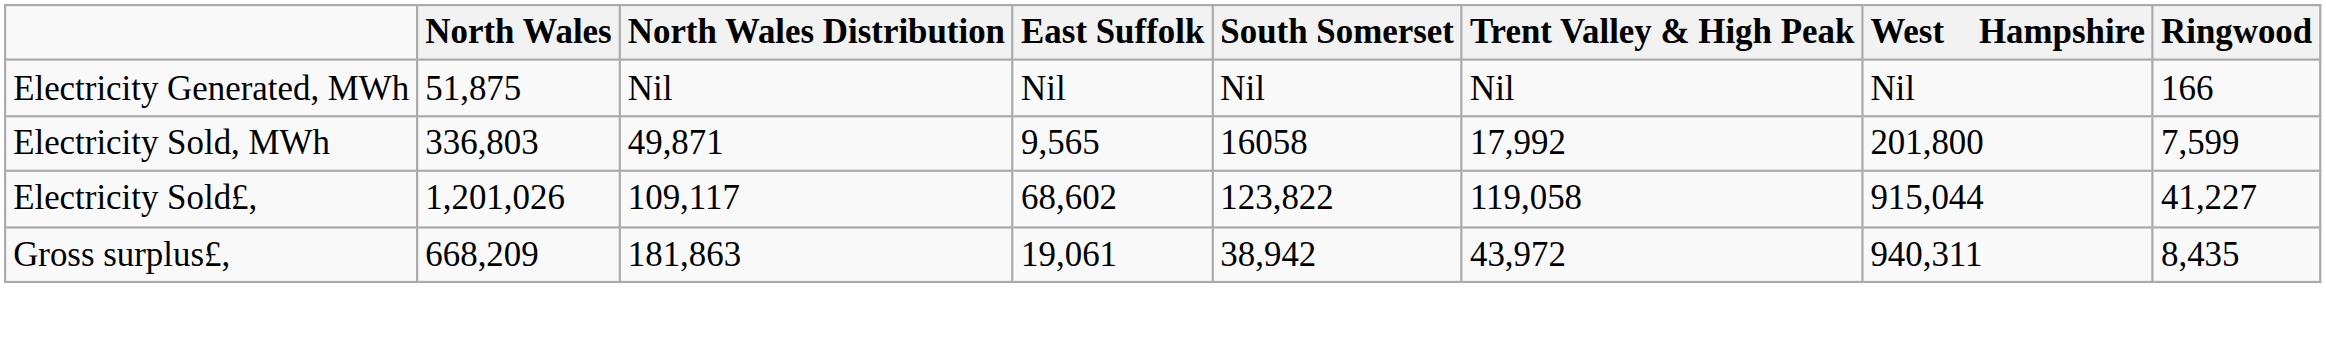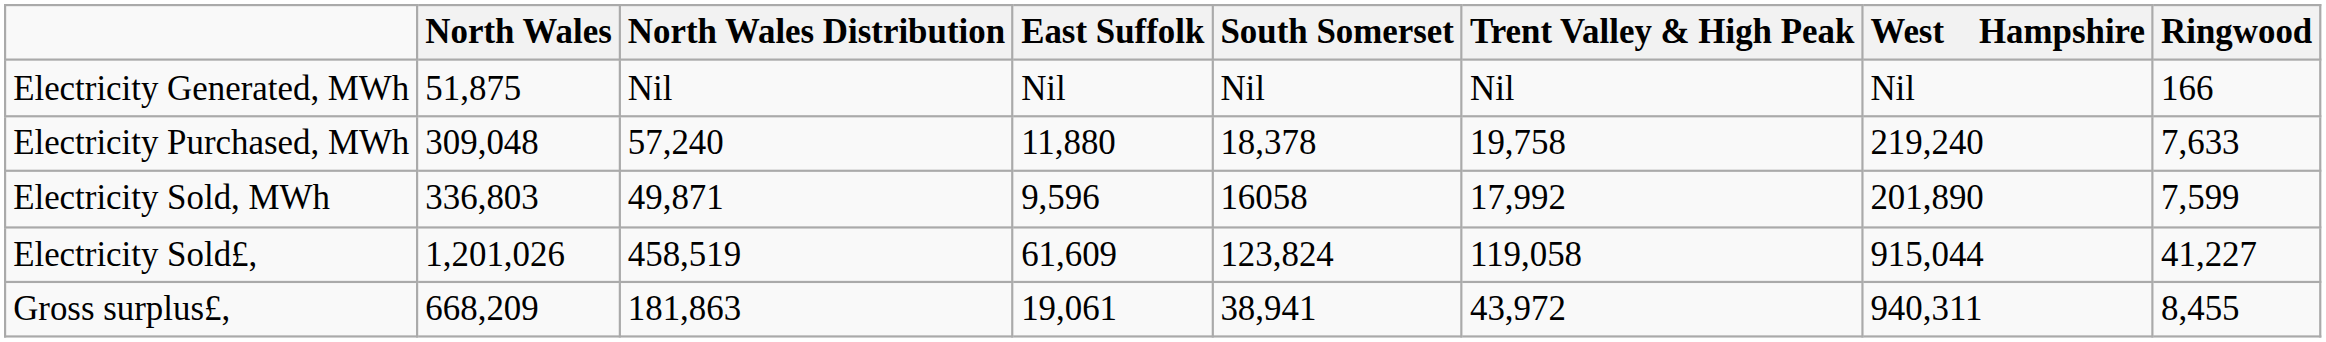+ row: (211, 142)
(1060, 142) 9,565 -> (1060, 198) 9,596
(1927, 142) 201,800 -> (1927, 198) 201,890
(684, 198) 109,117 -> (684, 253) 458,519
(1069, 198) 68,602 -> (1069, 253) 61,609
(1277, 198) 123,822 -> (1277, 253) 123,824
(1268, 253) 38,942 -> (1268, 308) 38,941
(2200, 253) 8,435 -> (2200, 308) 8,455
